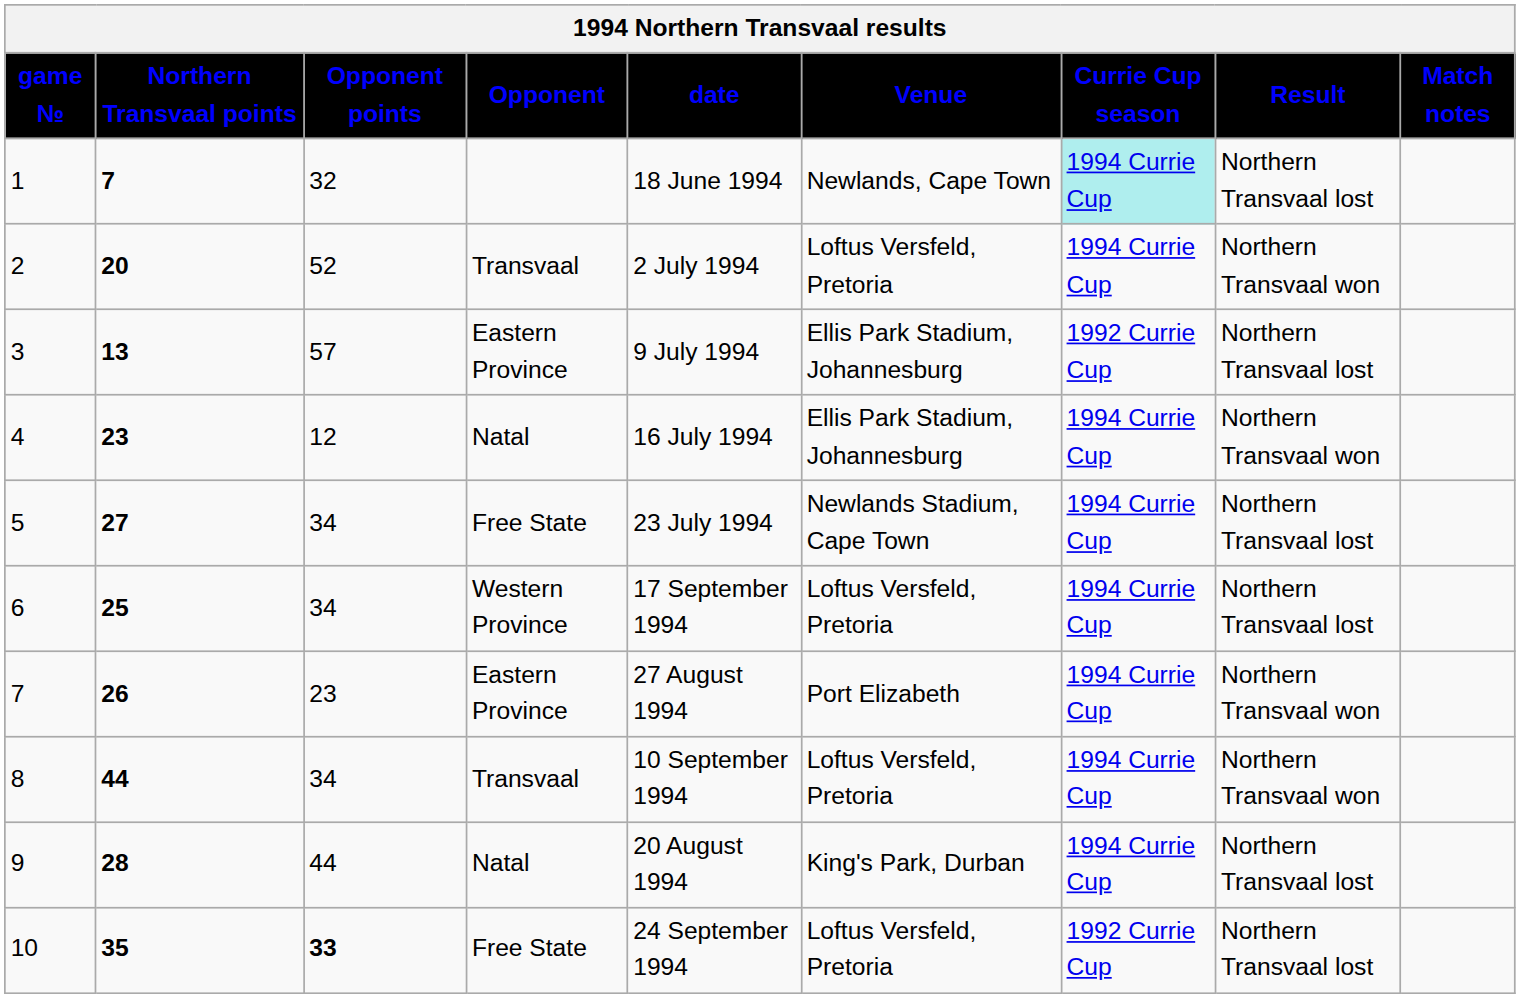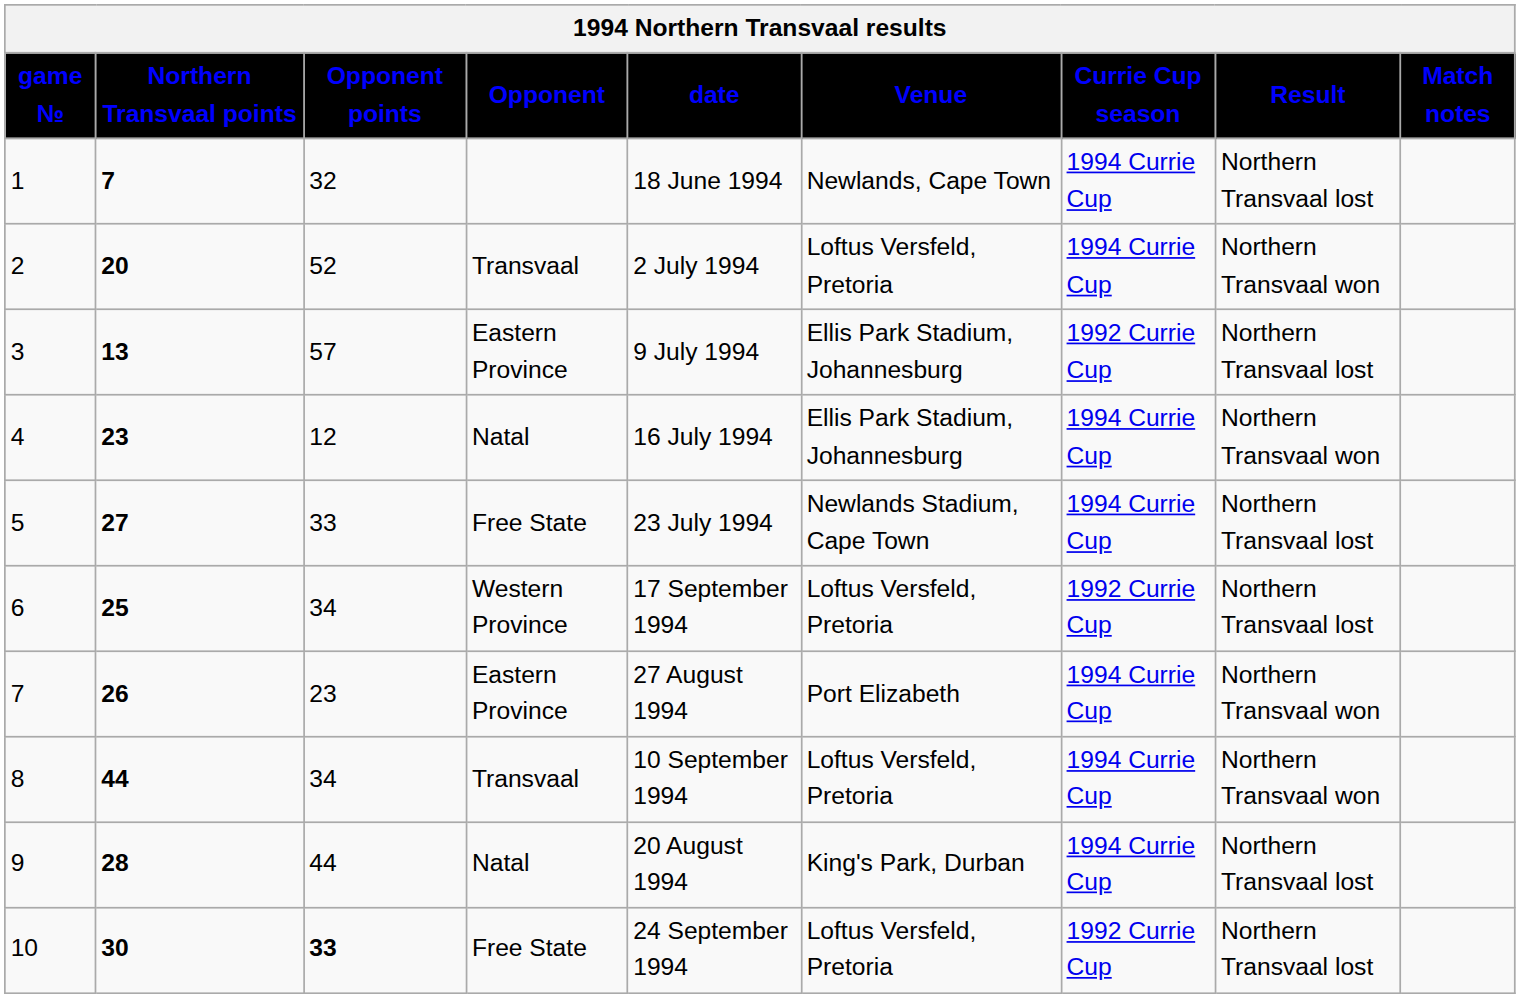(1131, 180) paleturquoise background -> (1131, 180) no background
(323, 522) 34 -> (323, 522) 33
(1131, 607) 1994 Currie Cup -> (1131, 607) 1992 Currie Cup
(115, 949) 35 -> (115, 949) 30
